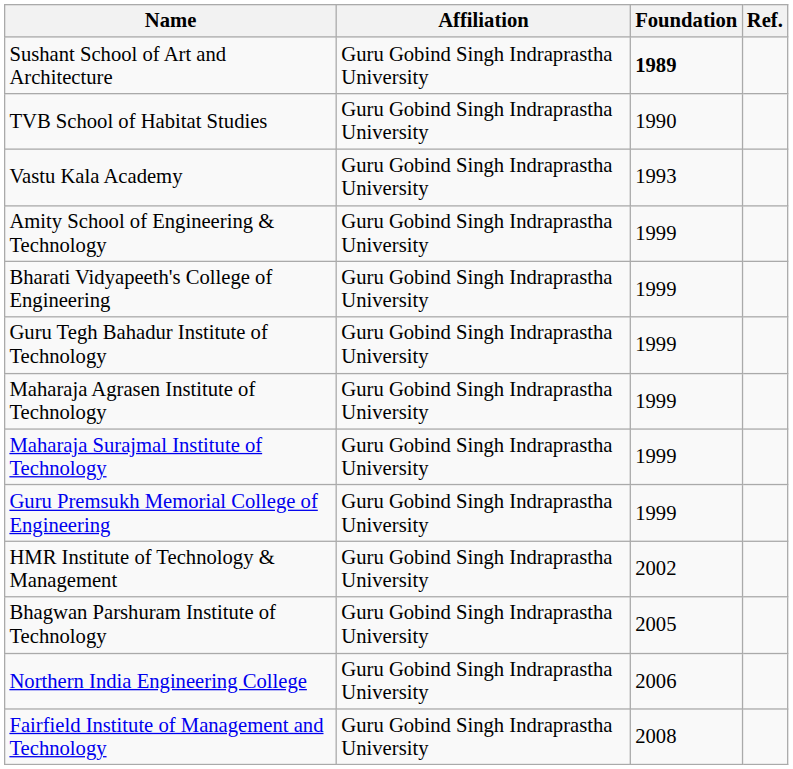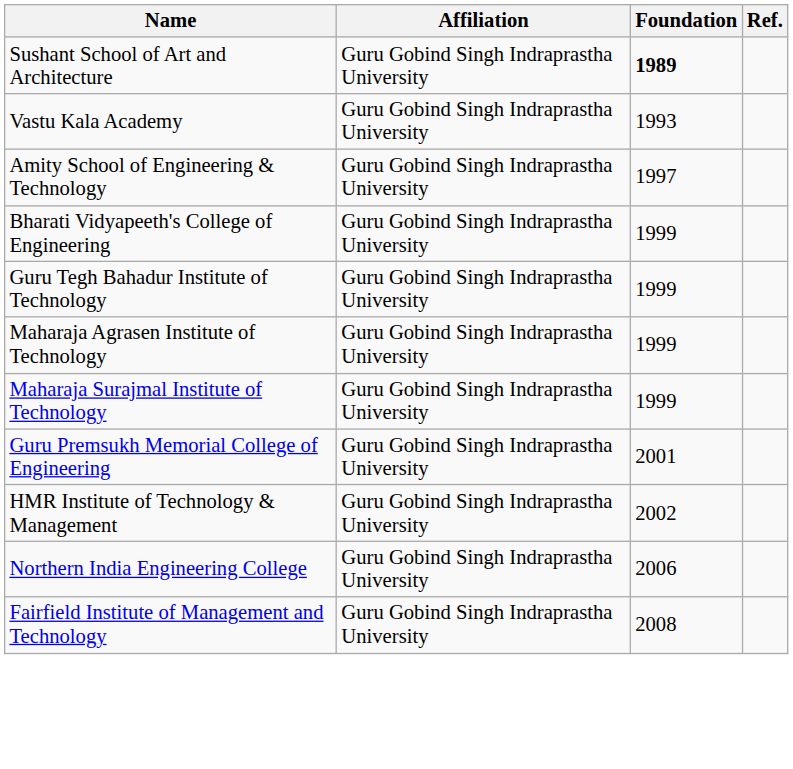- row: (138, 121)
(656, 233) 1999 -> (656, 177) 1997
(656, 512) 1999 -> (656, 456) 2001
- row: (143, 624)
